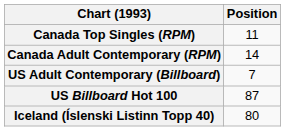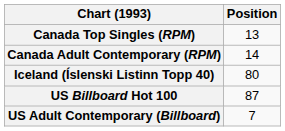(252, 34) 11 -> (252, 34) 13
rows swapped: (114, 116) <-> (114, 75)
